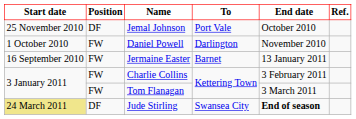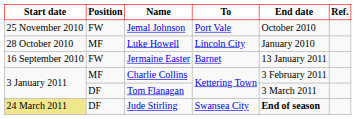(95, 28) DF -> (96, 28) FW
- row: (155, 43)
+ row: (153, 43)
(96, 75) FW -> (95, 75) MF
(96, 91) FW -> (95, 91) DF
